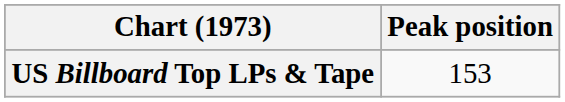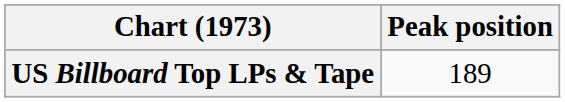(470, 73) 153 -> (470, 73) 189
